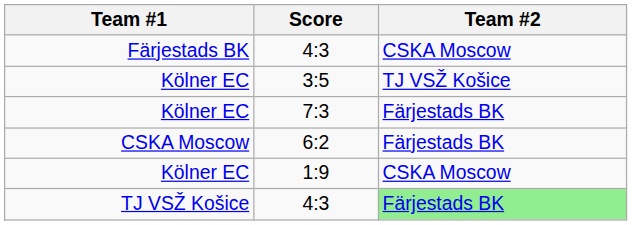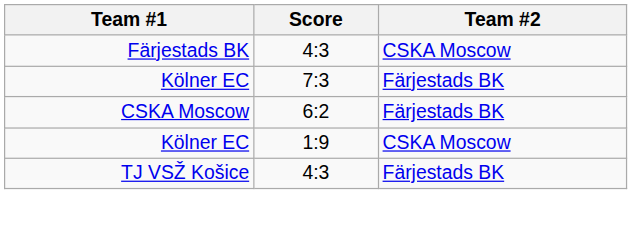- row: (205, 81)
(443, 204) lightgreen background -> (443, 173) no background
